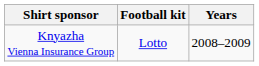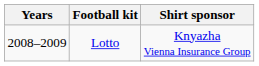columns swapped: (221, 14) <-> (61, 14)
